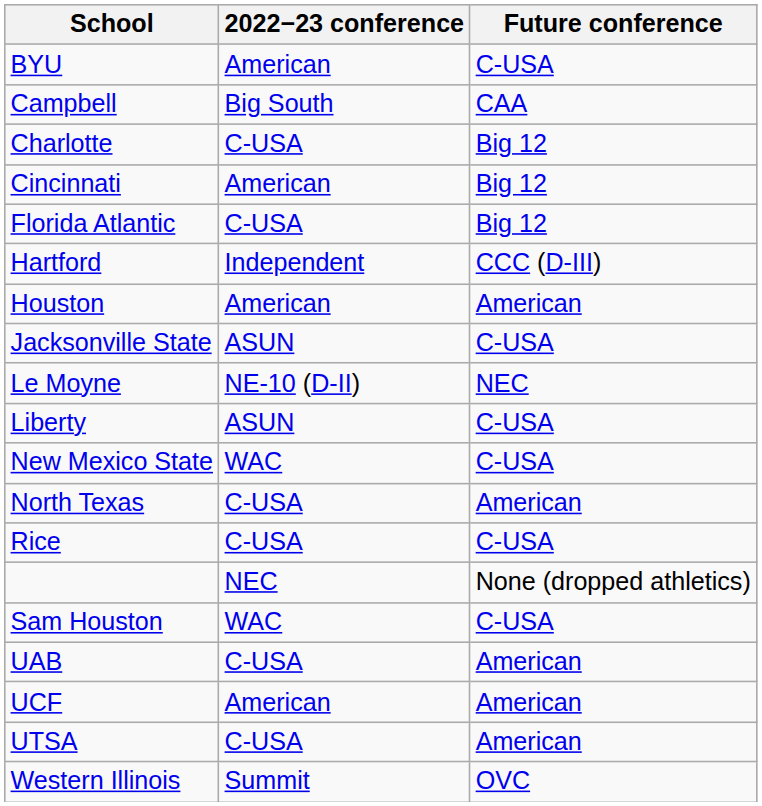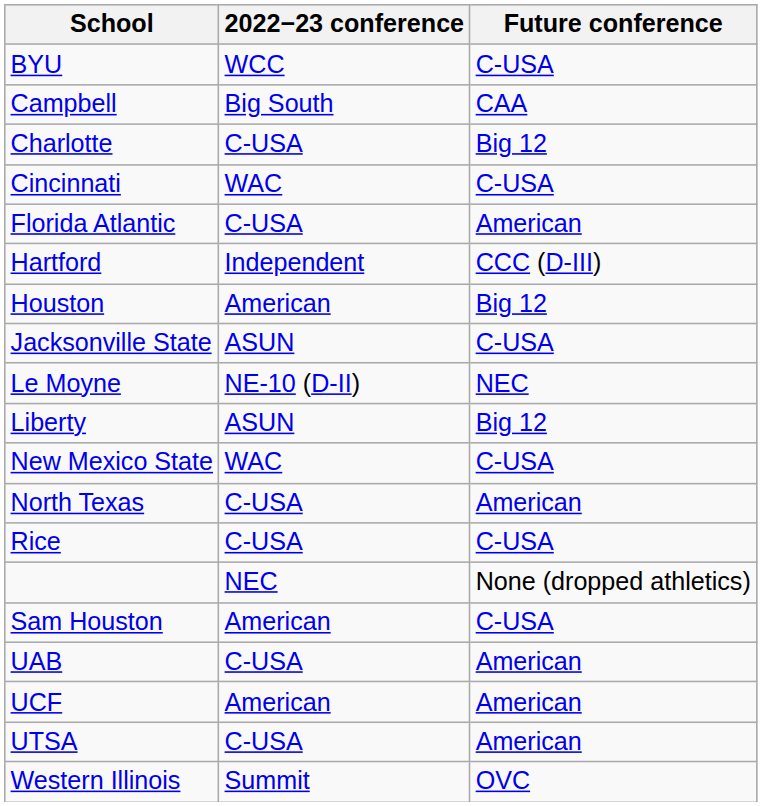(278, 64) American -> (255, 64) WCC
(278, 183) American -> (253, 183) WAC
(511, 183) Big 12 -> (515, 183) C-USA
(511, 223) Big 12 -> (529, 223) American
(529, 303) American -> (511, 303) Big 12
(515, 422) C-USA -> (511, 422) Big 12
(253, 622) WAC -> (278, 622) American
